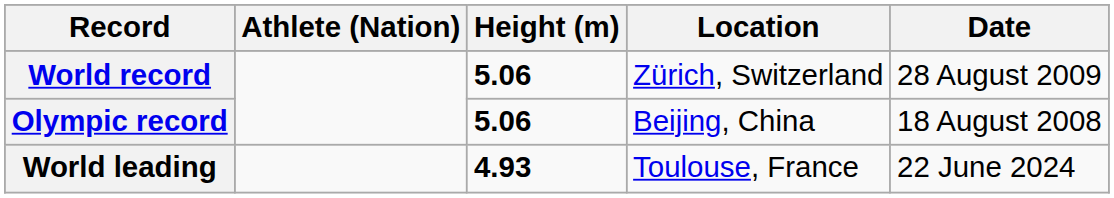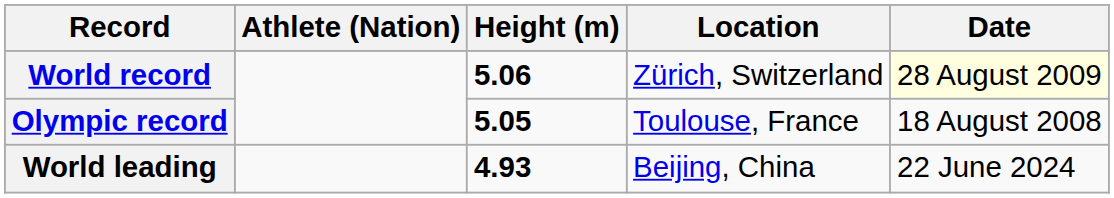(999, 74) no background -> (999, 74) lightyellow background
(503, 121) 5.06 -> (503, 121) 5.05
(724, 121) Beijing, China -> (746, 121) Toulouse, France
(746, 167) Toulouse, France -> (724, 167) Beijing, China
